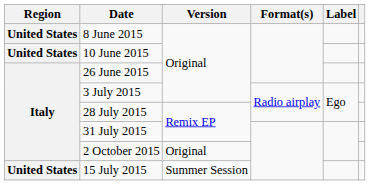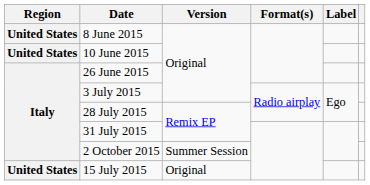(186, 151) Original -> (207, 151) Summer Session
(207, 170) Summer Session -> (186, 170) Original
